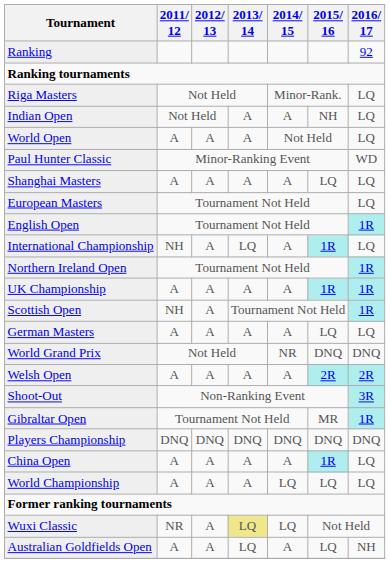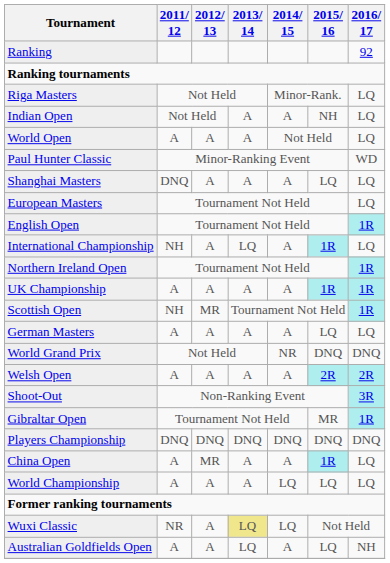(174, 181) A -> (174, 181) DNQ
(210, 310) A -> (210, 310) MR
(210, 461) A -> (210, 461) MR
